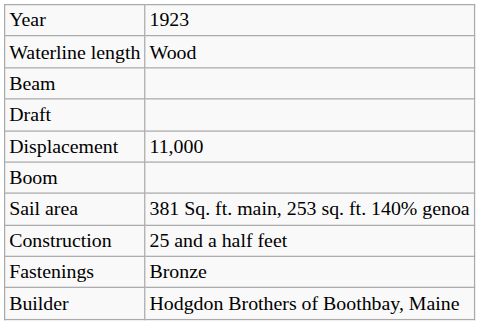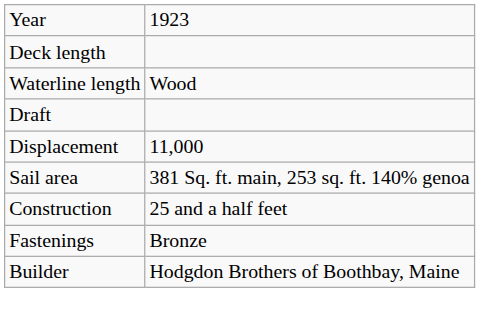+ row: (57, 51)
- row: (32, 83)
- row: (33, 177)
